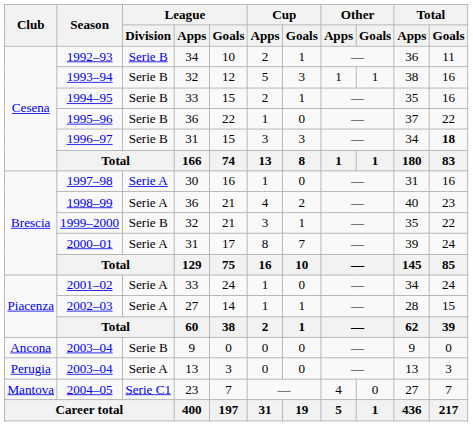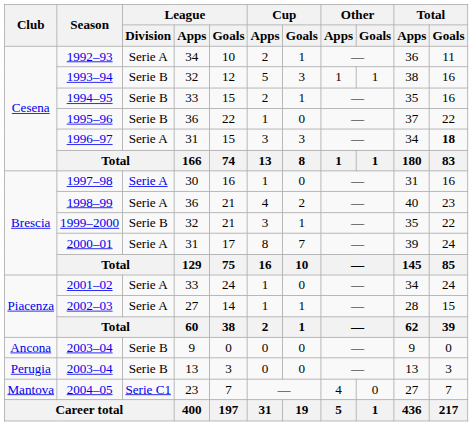(148, 56) Serie B -> (148, 56) Serie A
(148, 139) Serie B -> (148, 139) Serie A
(148, 368) Serie A -> (148, 368) Serie B
